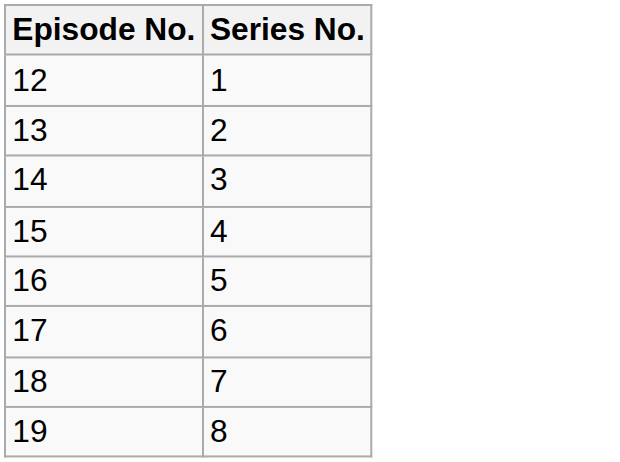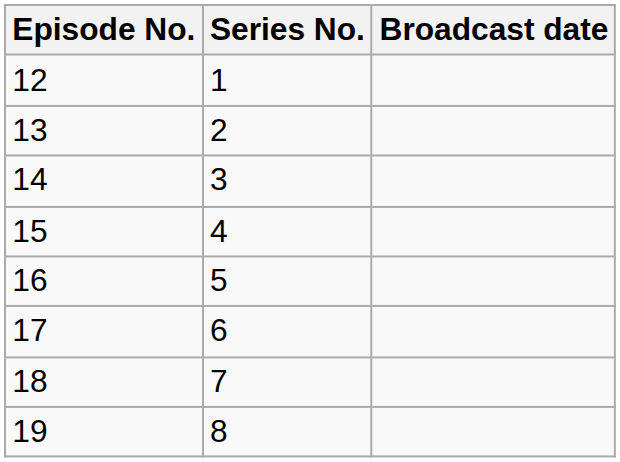+ column: (494, 29)
